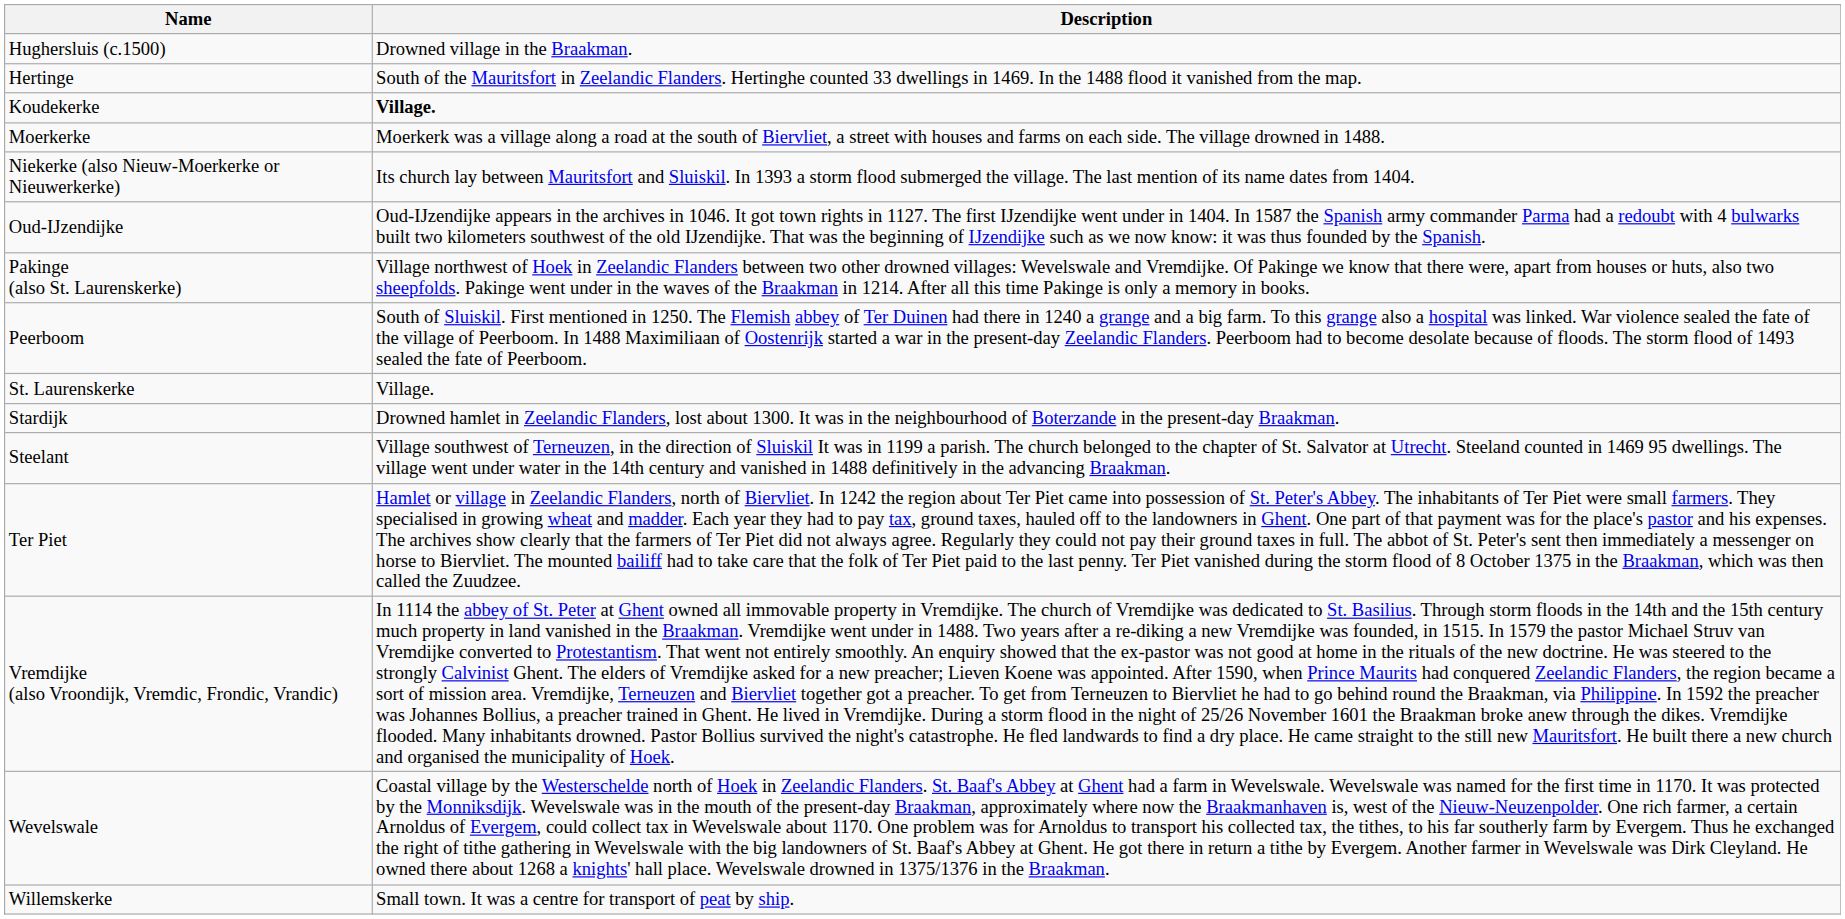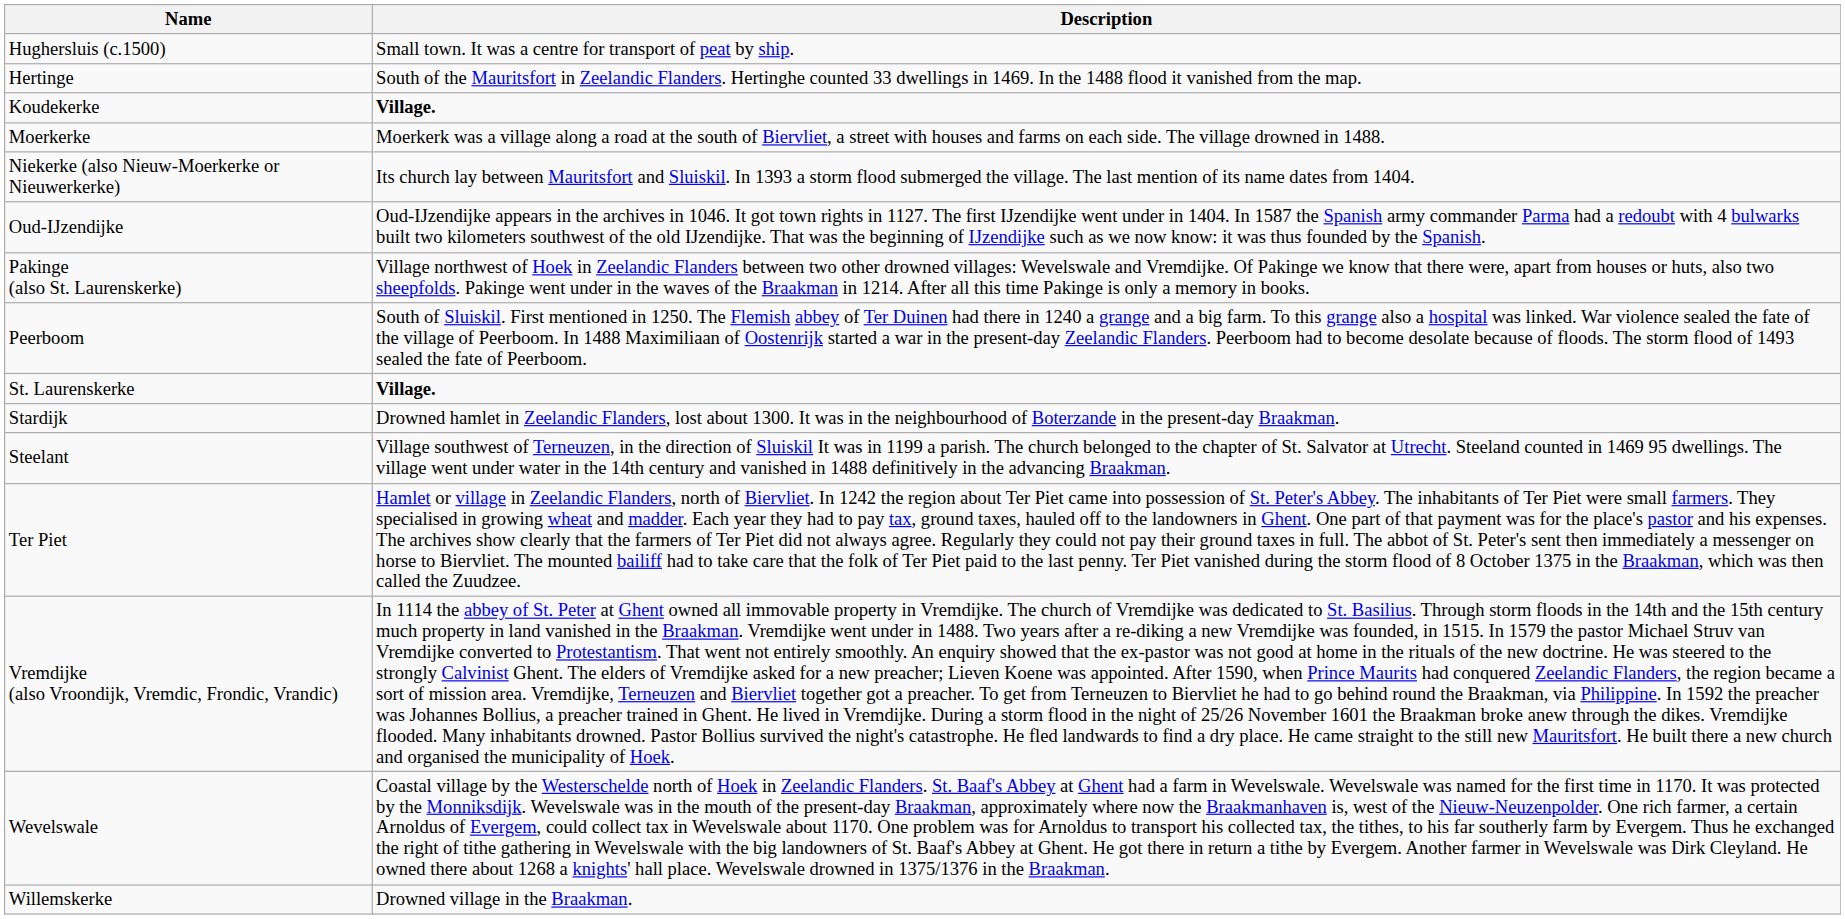(504, 48) Drowned village in the Braakman. -> (585, 48) Small town. It was a centre for transport of peat by ship.
(405, 388) normal -> (406, 388) bold
(585, 899) Small town. It was a centre for transport of peat by ship. -> (504, 899) Drowned village in the Braakman.
